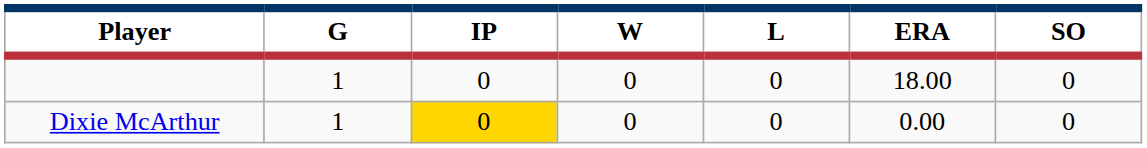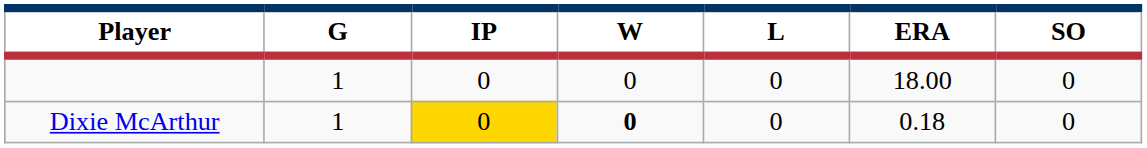(630, 121) normal -> (630, 121) bold
(922, 121) 0.00 -> (922, 121) 0.18
